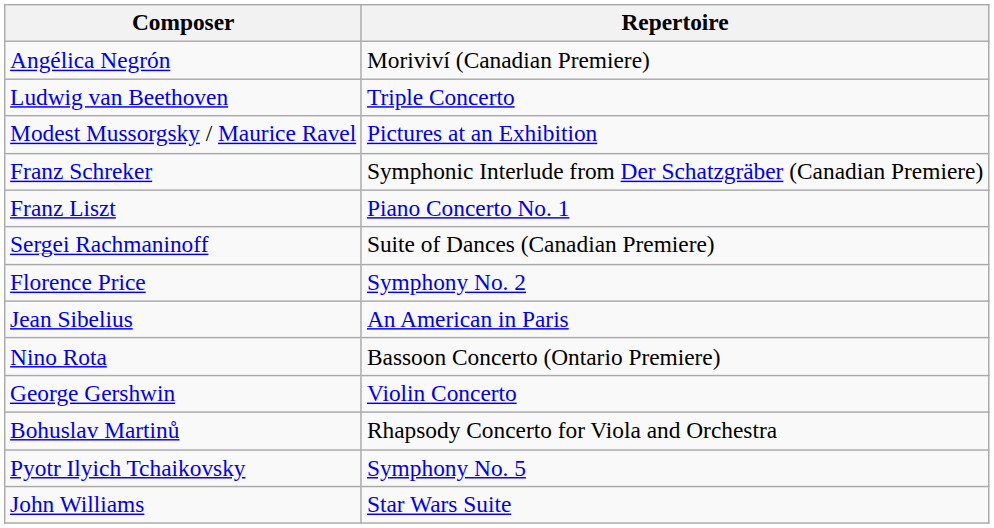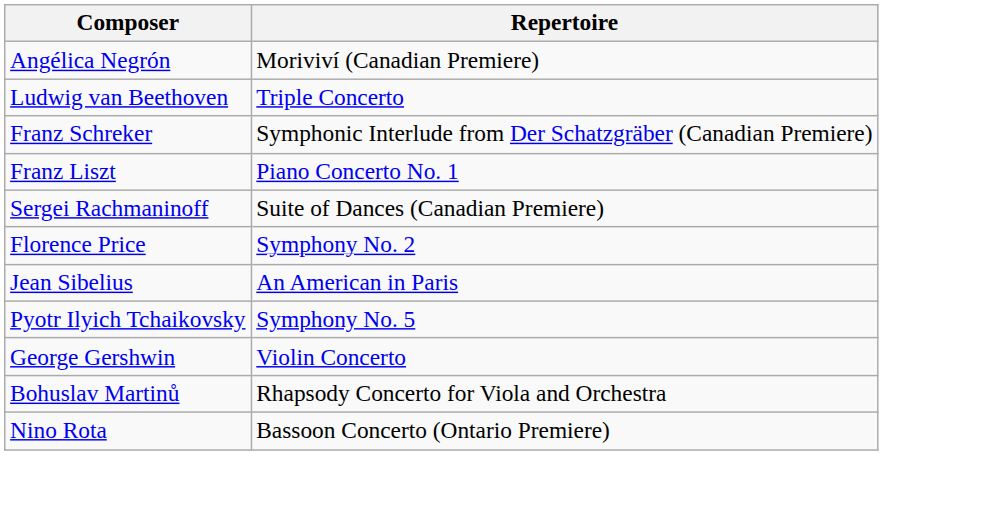- row: (183, 134)
rows swapped: (128, 467) <-> (58, 356)
- row: (77, 504)
